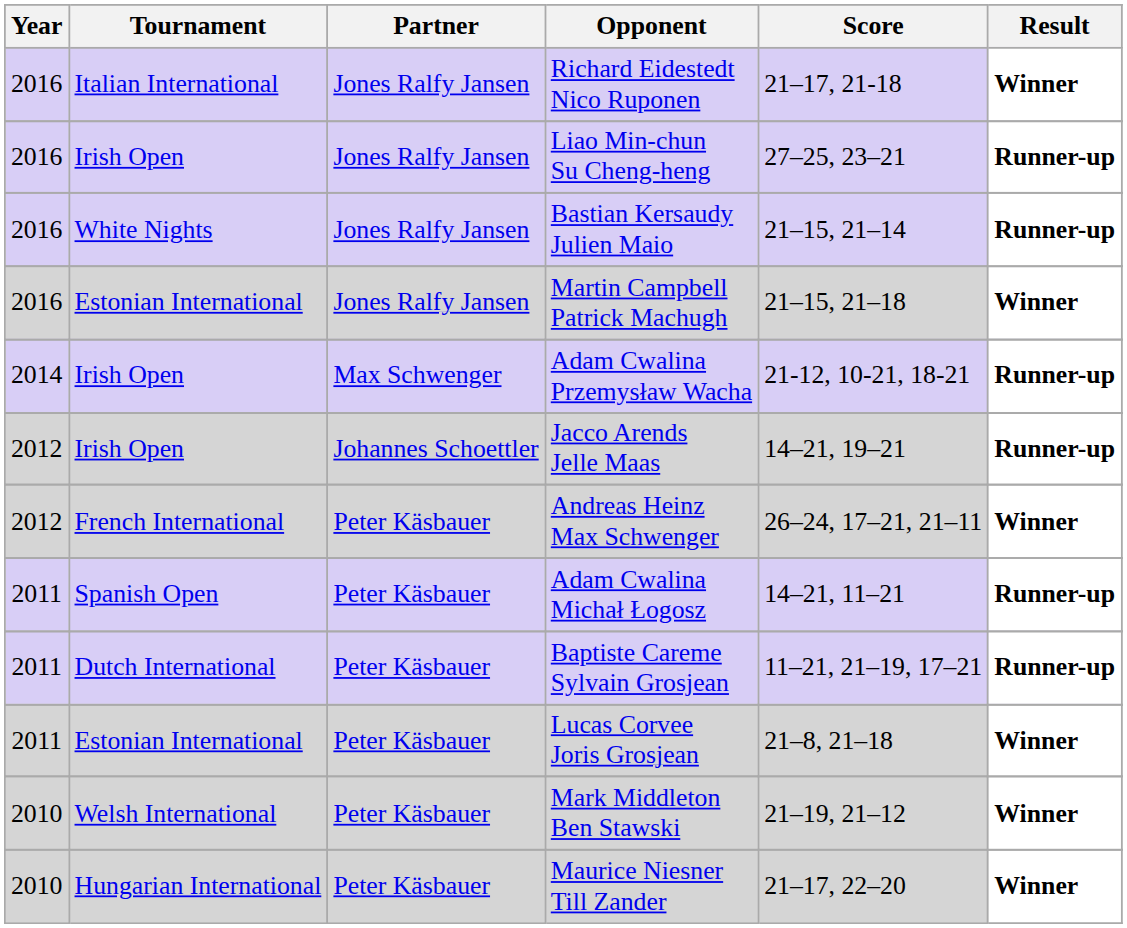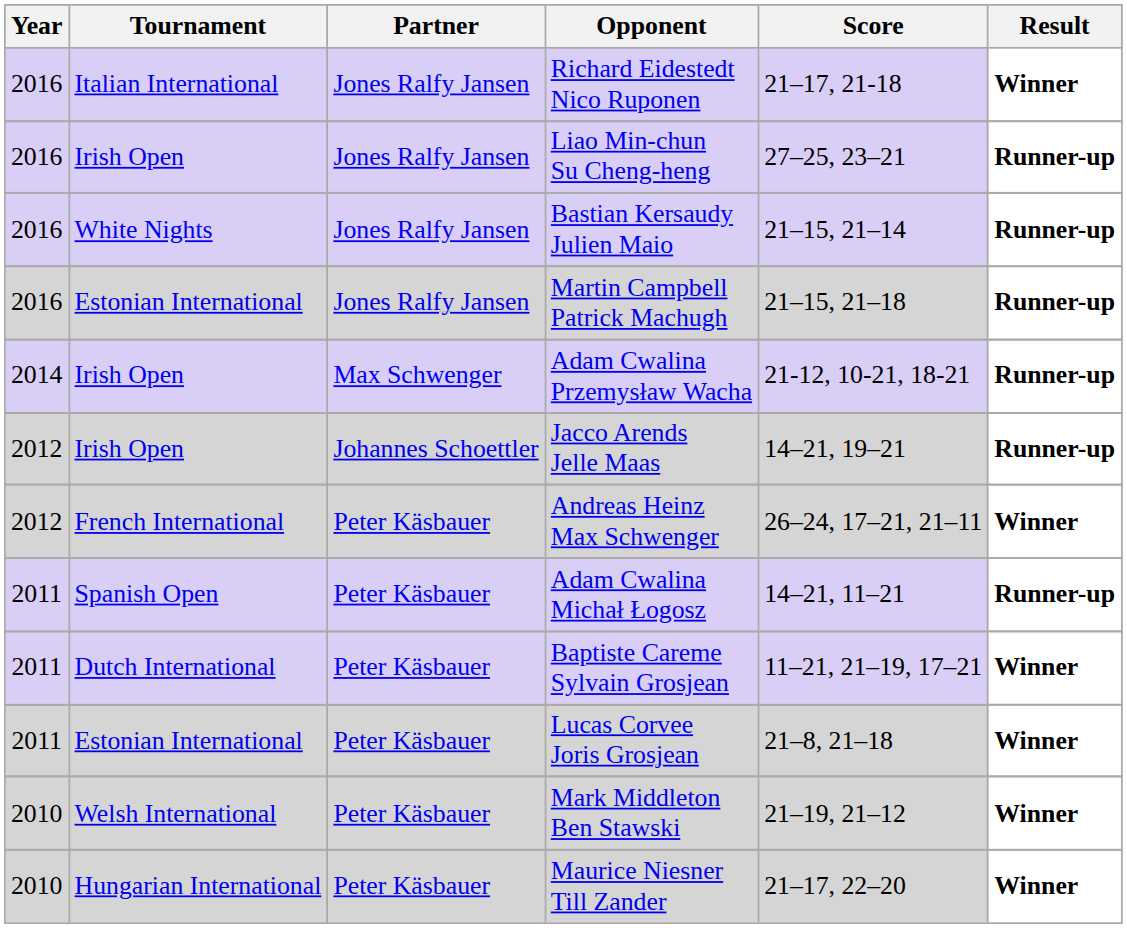(1036, 302) Winner -> (1055, 302) Runner-up
(1055, 667) Runner-up -> (1036, 667) Winner
